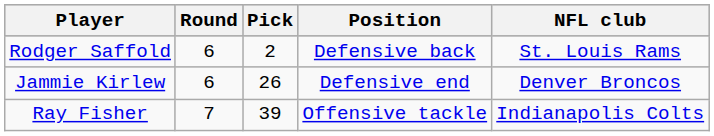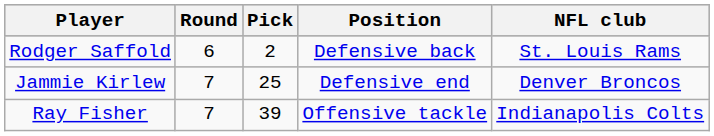(209, 83) 6 -> (209, 83) 7
(270, 83) 26 -> (270, 83) 25
